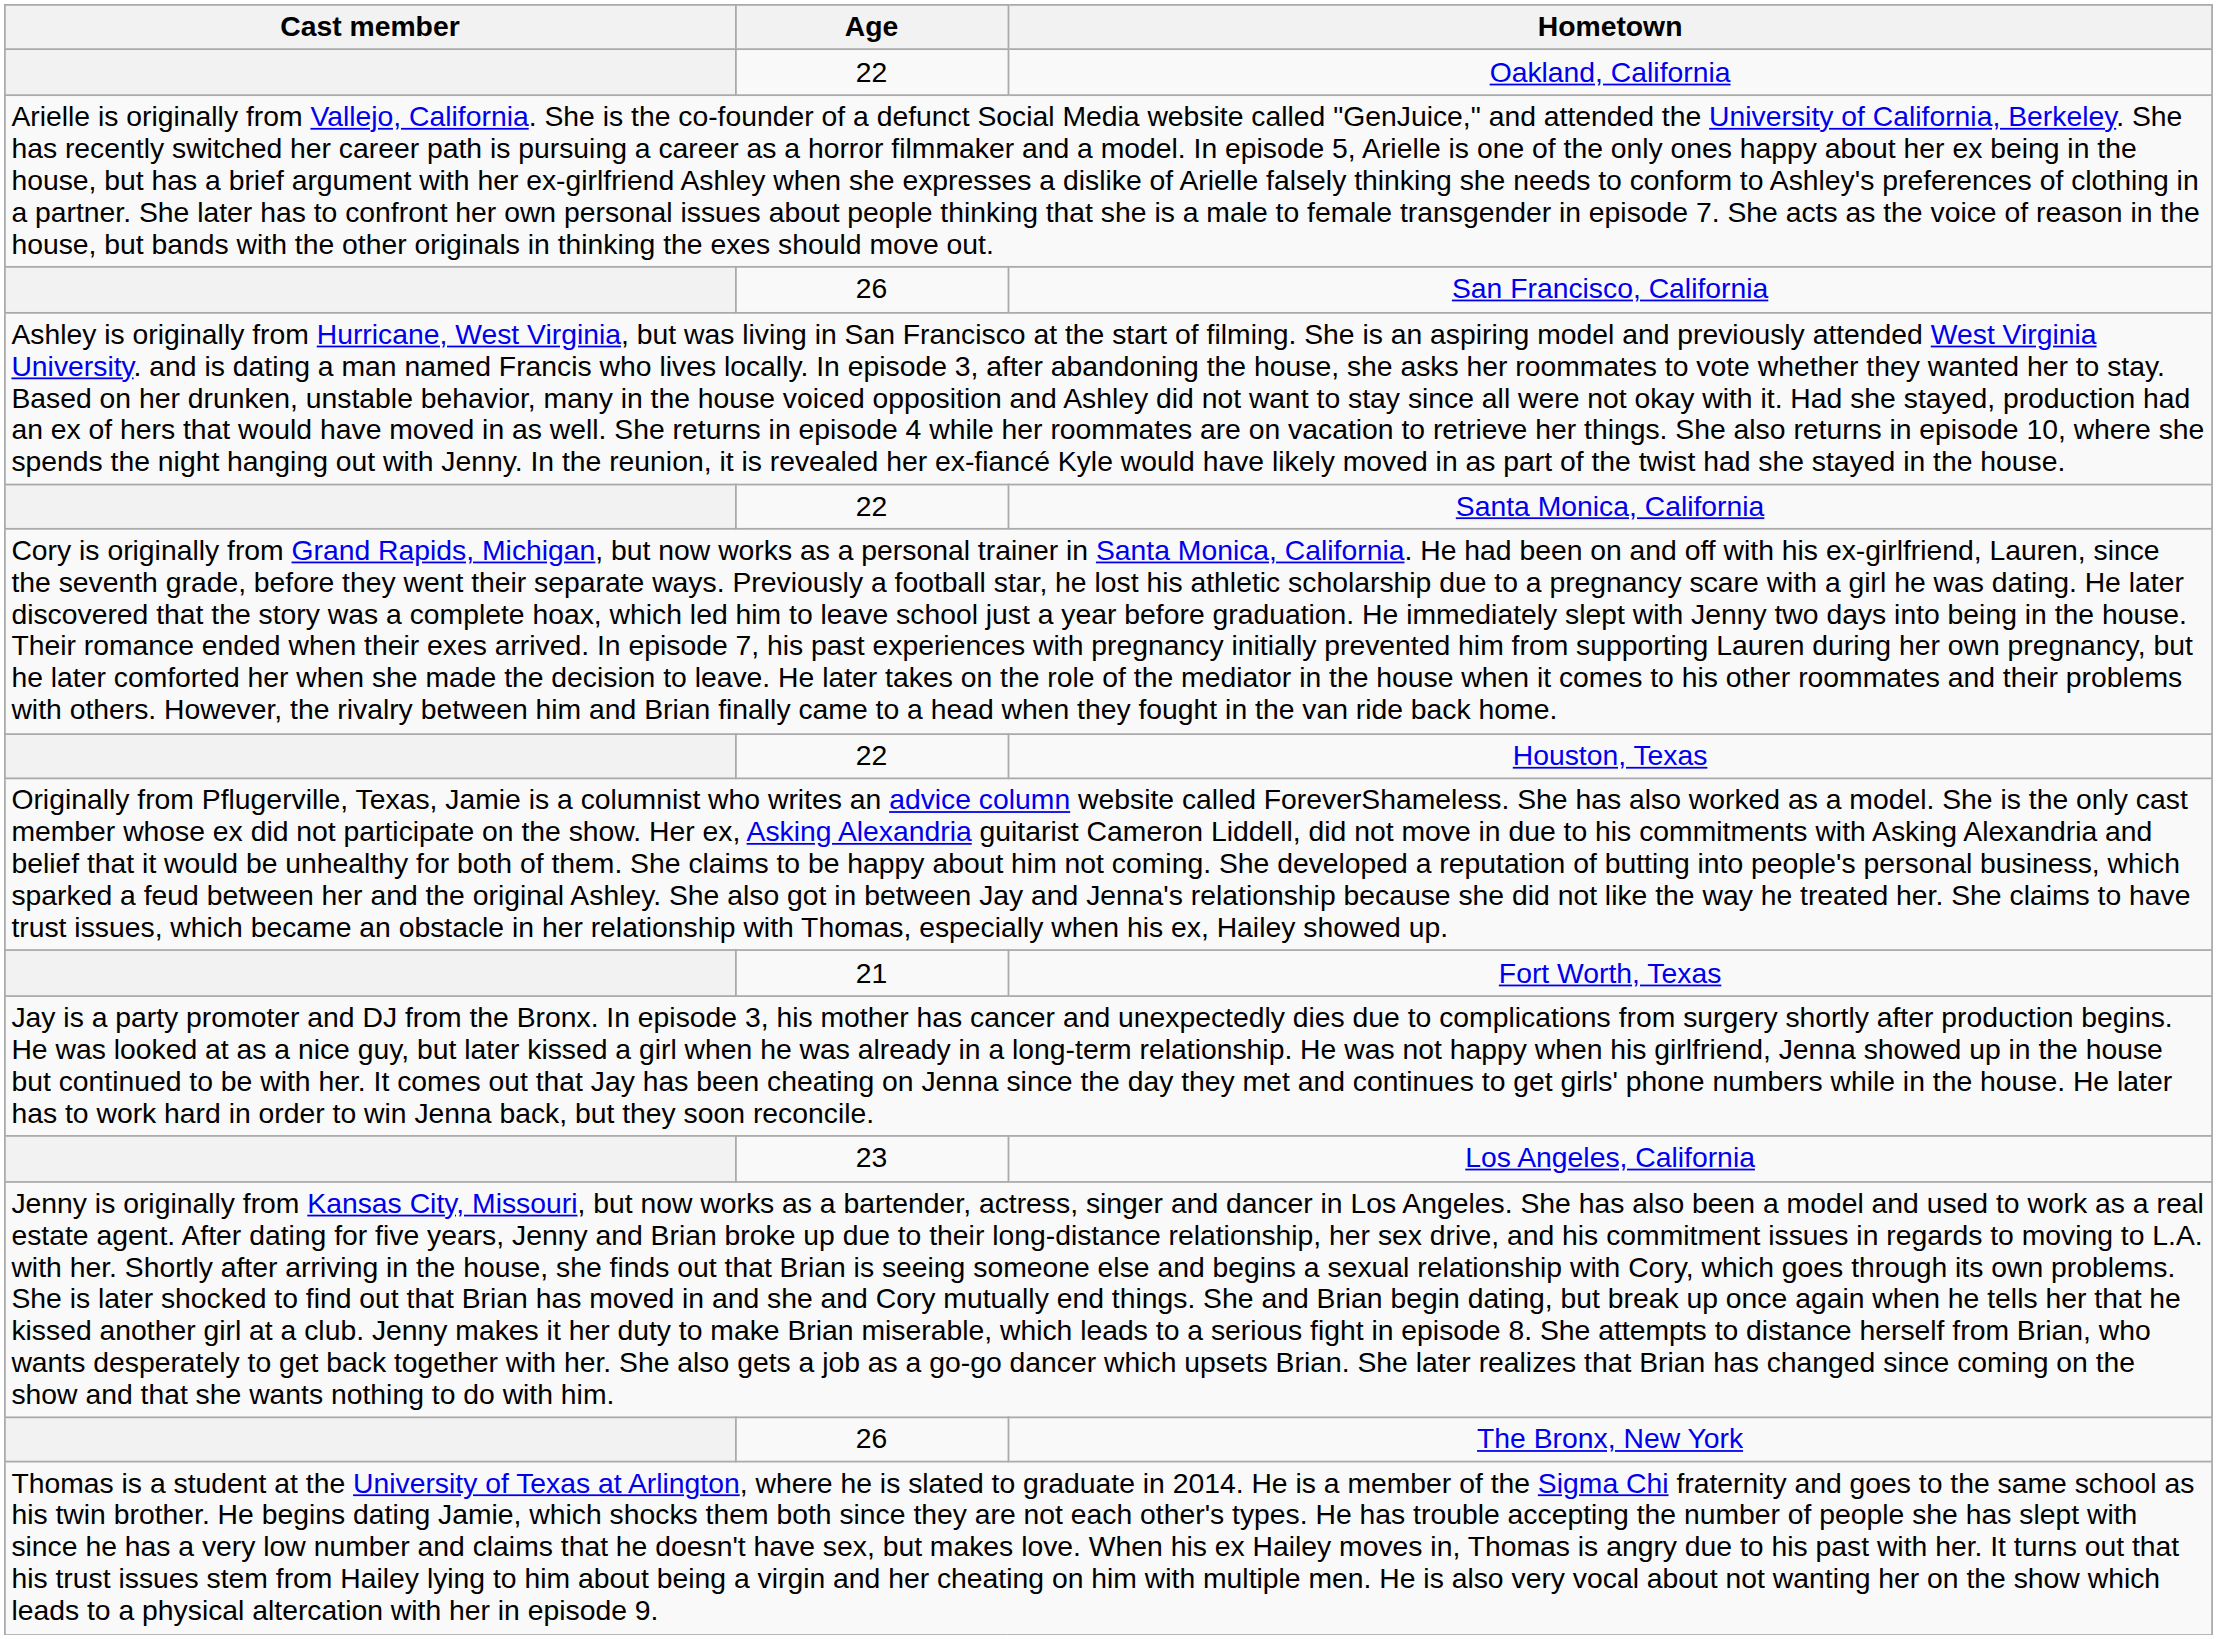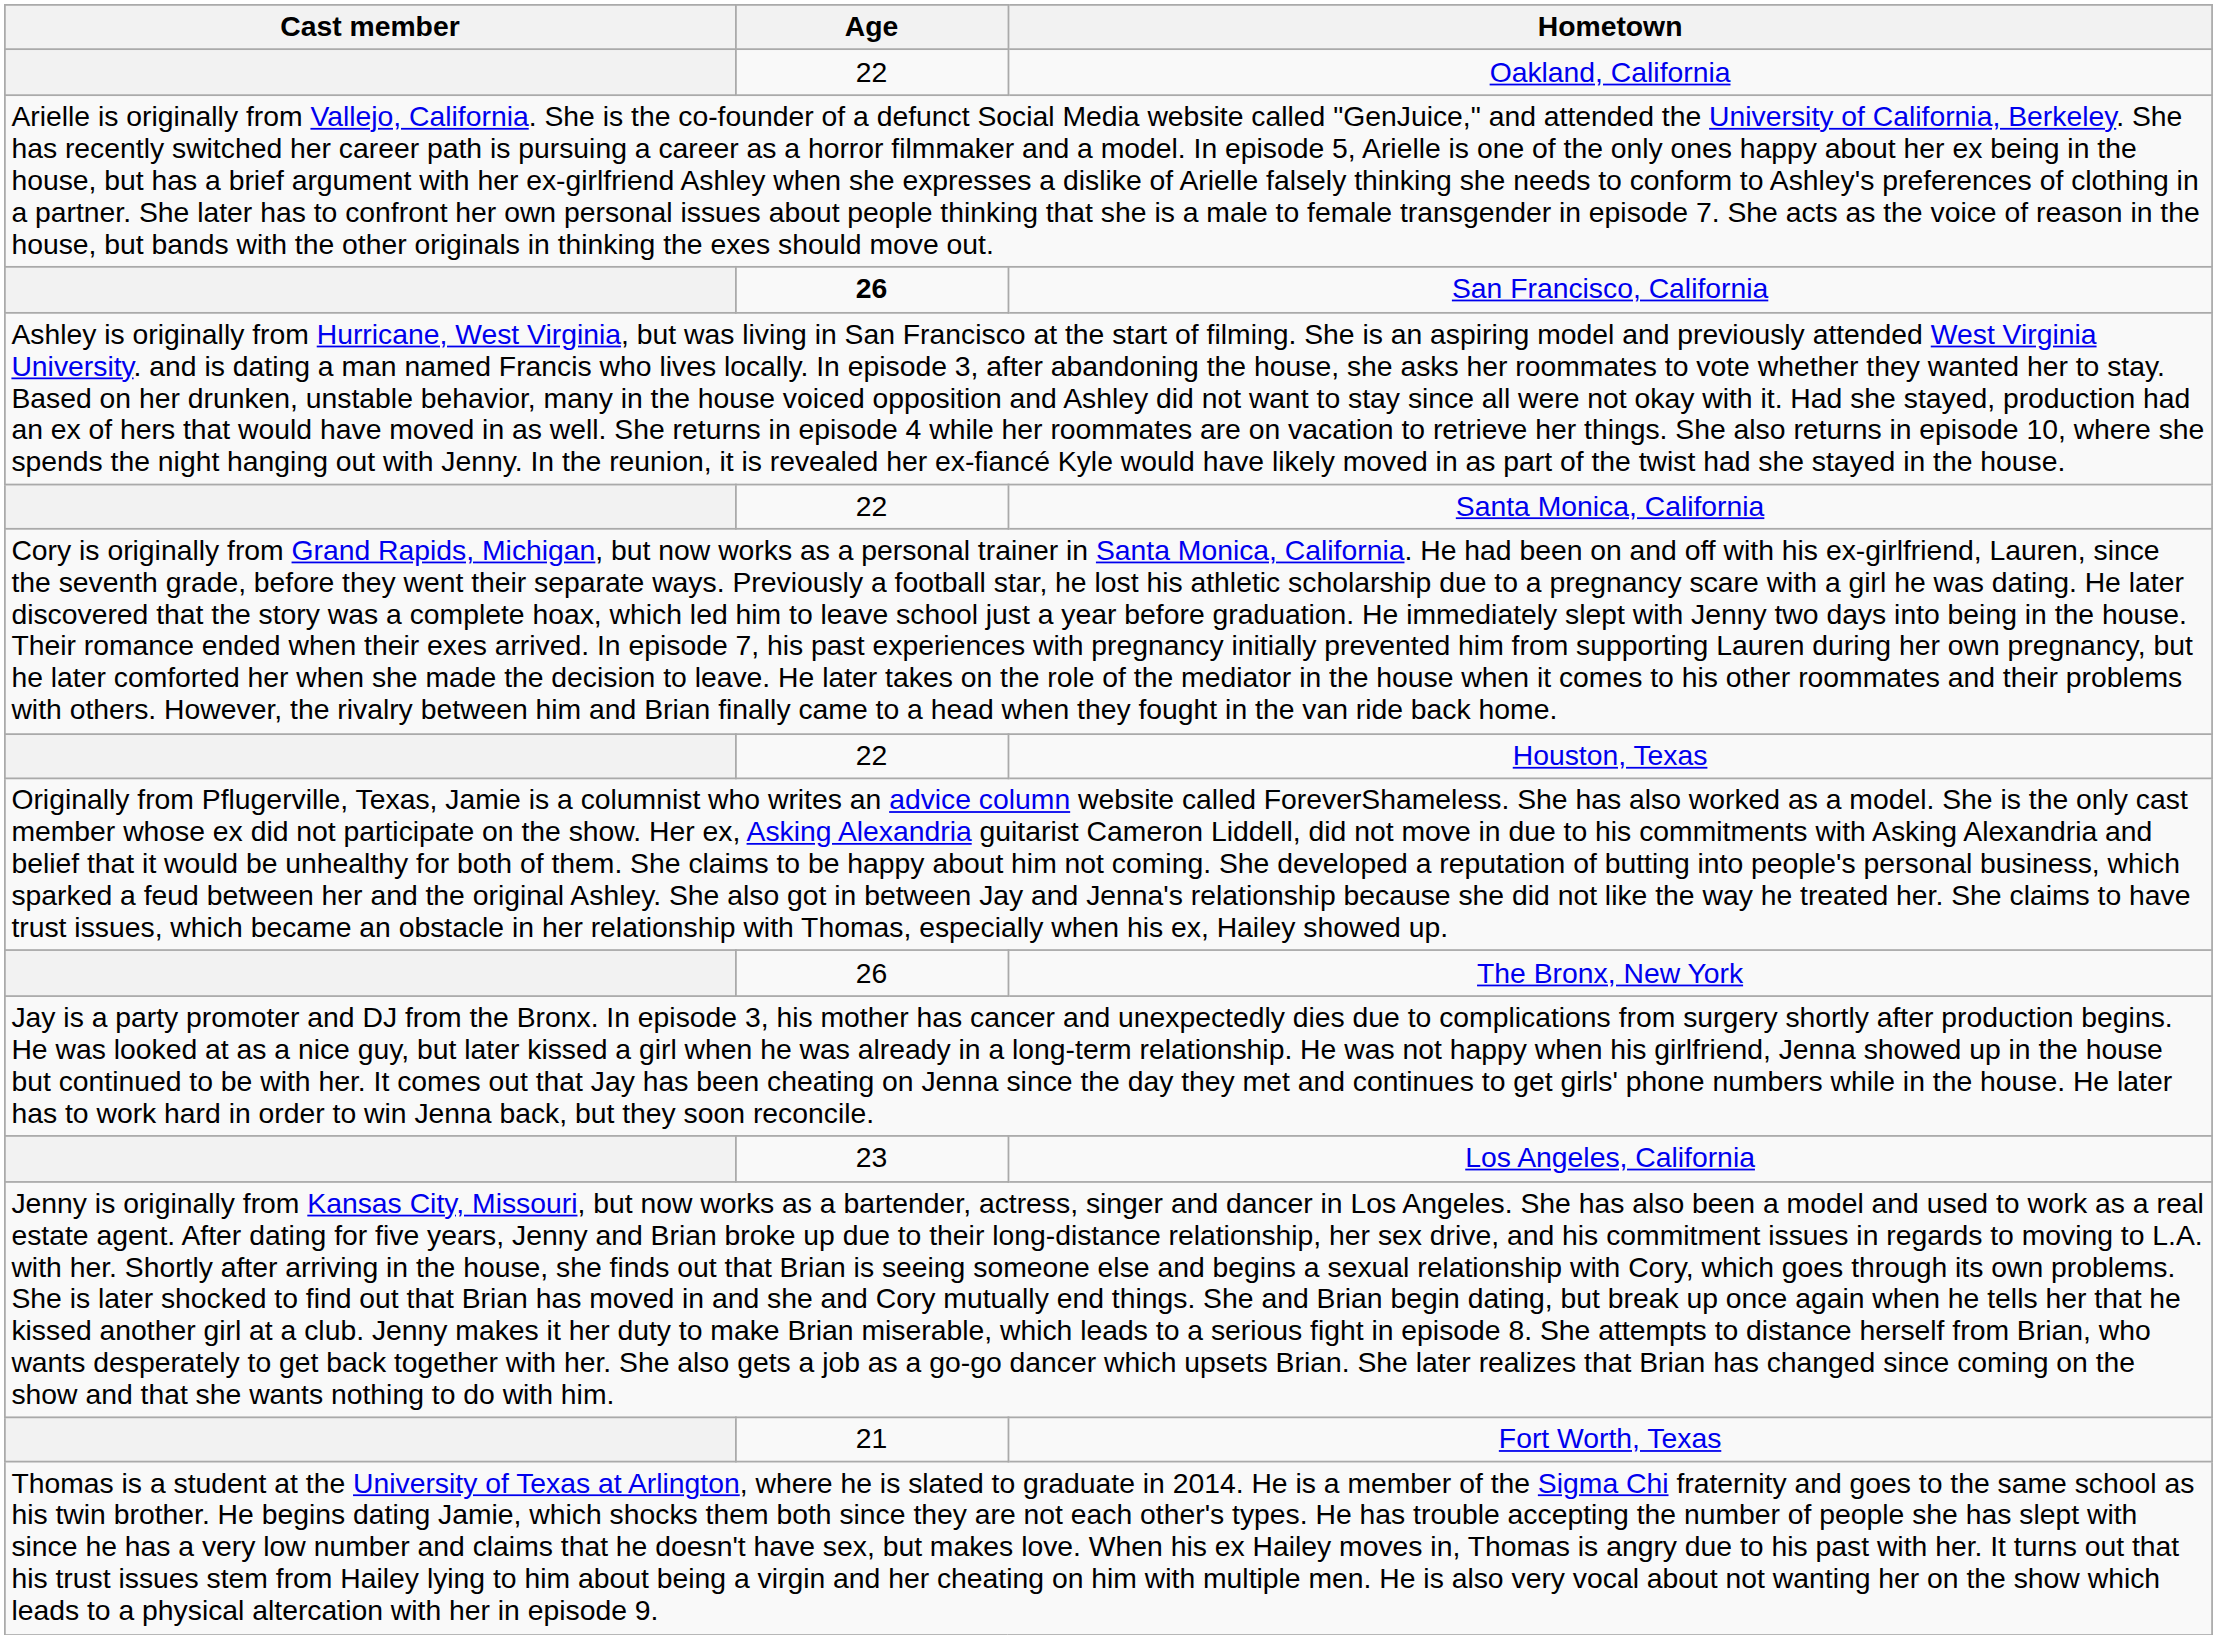(872, 289) normal -> (872, 289) bold
rows swapped: (1610, 1439) <-> (1610, 972)
